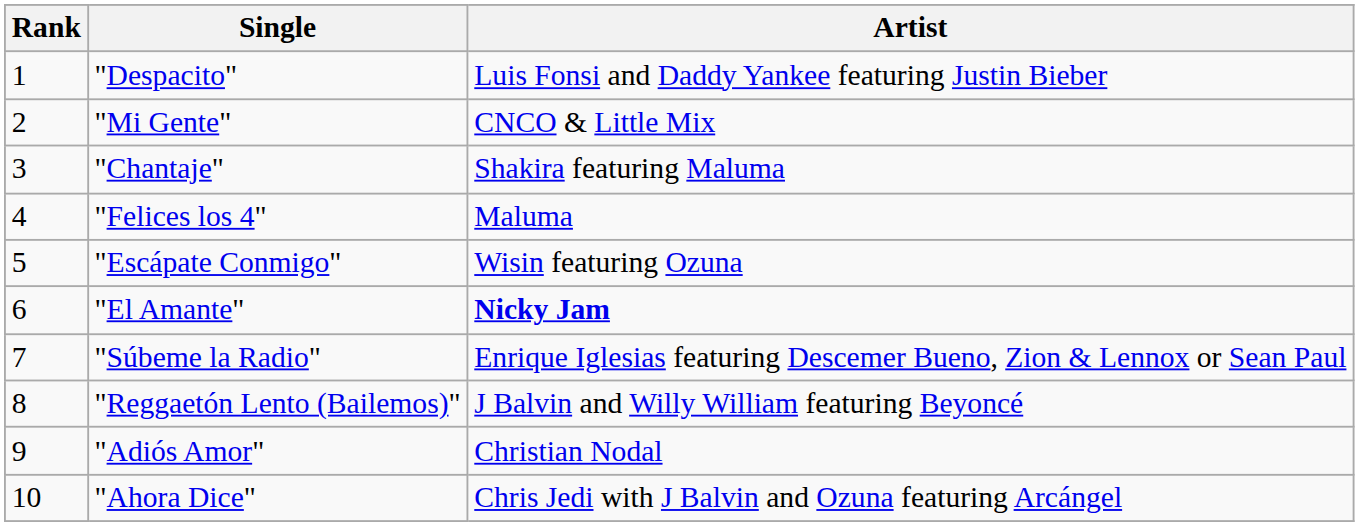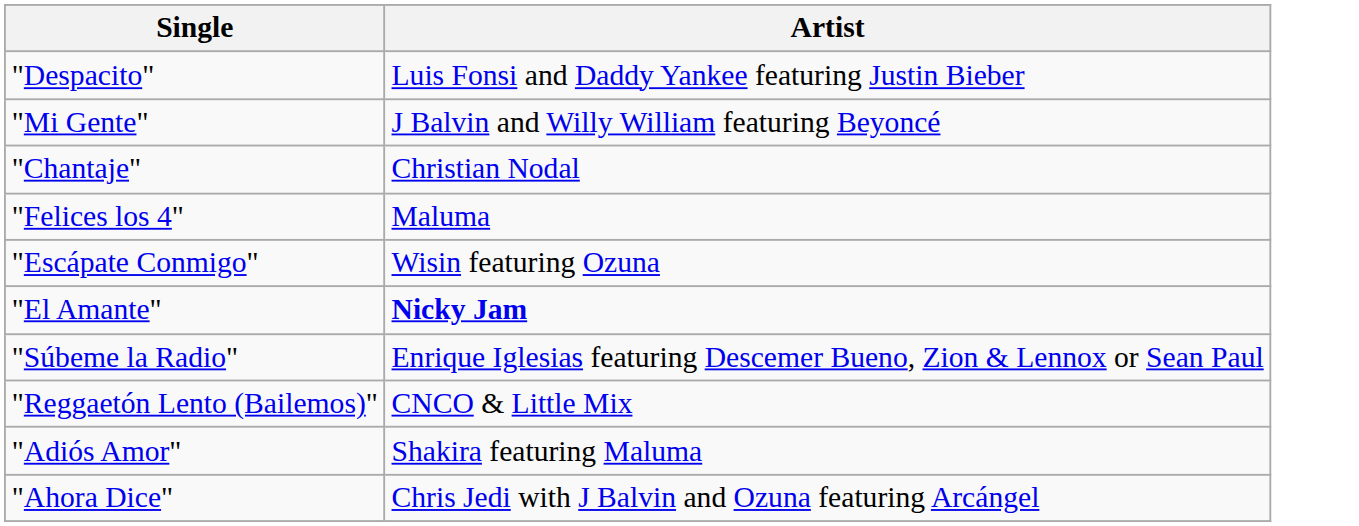- column: (46, 27)
(595, 121) CNCO & Little Mix -> (666, 121) J Balvin and Willy William featuring Beyoncé
(630, 168) Shakira featuring Maluma -> (486, 168) Christian Nodal
(749, 403) J Balvin and Willy William featuring Beyoncé -> (512, 403) CNCO & Little Mix
(568, 450) Christian Nodal -> (547, 450) Shakira featuring Maluma
